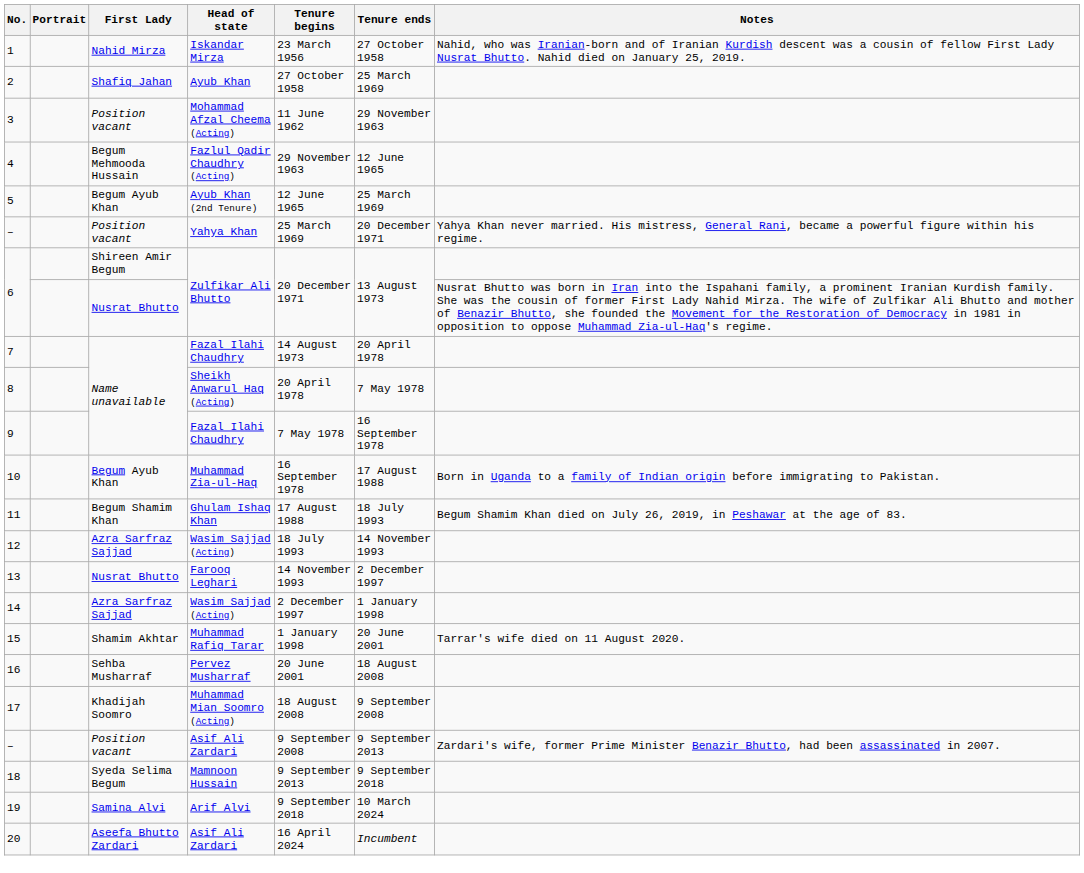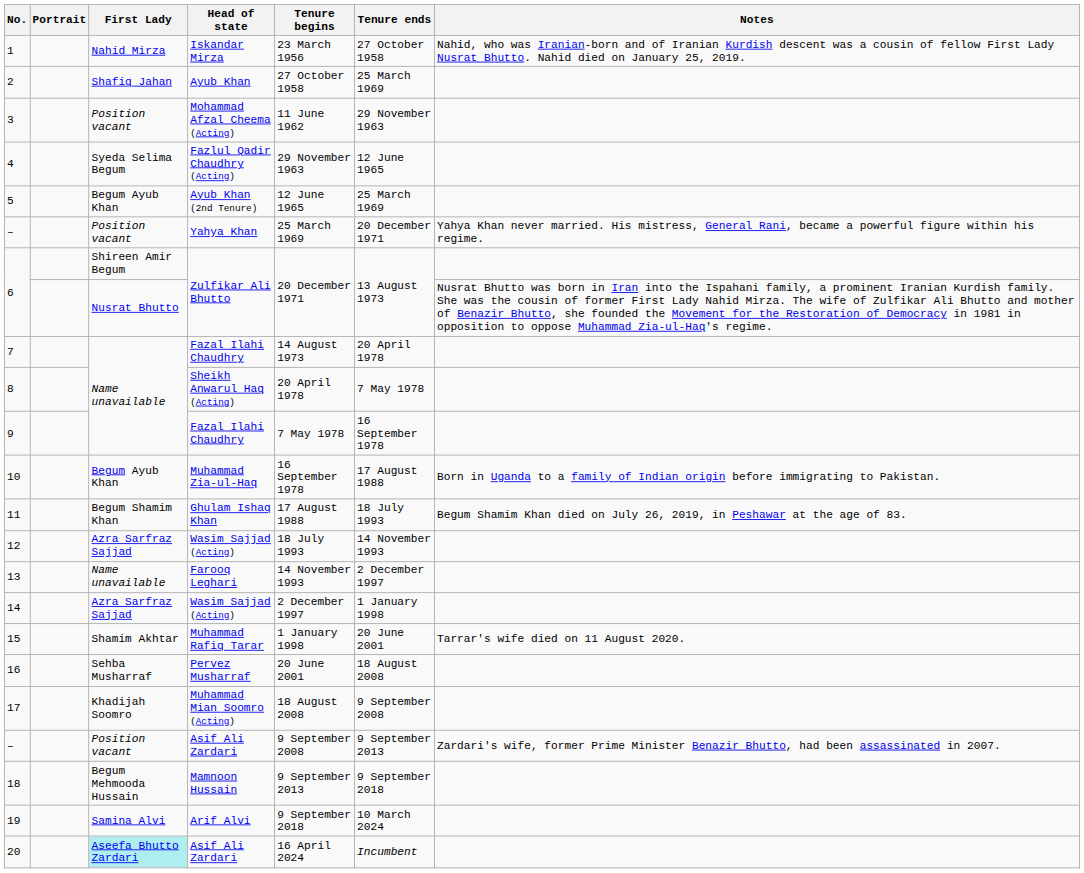(118, 164) Begum Mehmooda Hussain -> (132, 164) Syeda Selima Begum
(135, 577) Nusrat Bhutto -> (128, 577) Name unavailable
(132, 777) Syeda Selima Begum -> (118, 783) Begum Mehmooda Hussain
(135, 839) no background -> (135, 852) paleturquoise background
